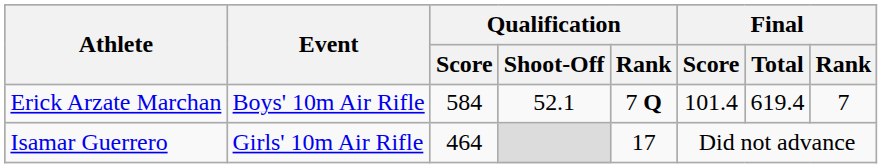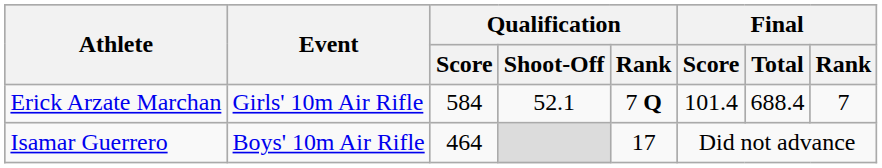(329, 103) Boys' 10m Air Rifle -> (328, 103) Girls' 10m Air Rifle
(777, 103) 619.4 -> (777, 103) 688.4
(328, 142) Girls' 10m Air Rifle -> (329, 142) Boys' 10m Air Rifle
